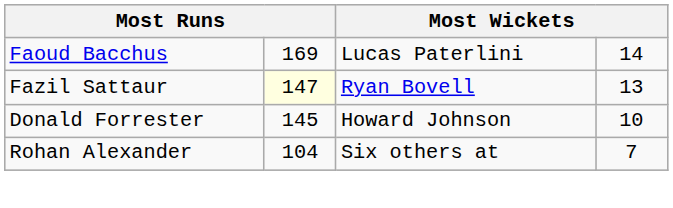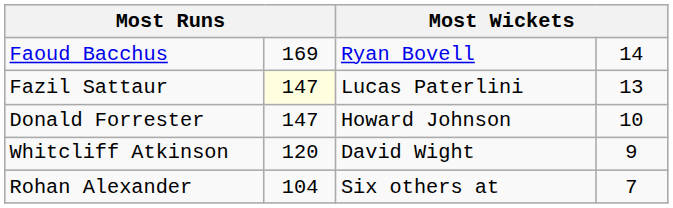(432, 54) Lucas Paterlini -> (408, 54) Ryan Bovell
(408, 87) Ryan Bovell -> (432, 87) Lucas Paterlini
(300, 120) 145 -> (300, 120) 147
+ row: (119, 154)
